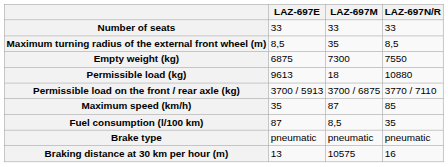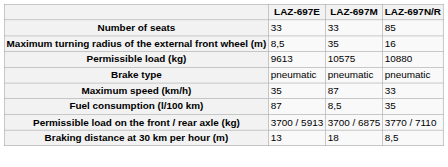(390, 28) 33 -> (390, 28) 85
(392, 43) 8,5 -> (390, 43) 16
- row: (136, 59)
(333, 75) 18 -> (342, 59) 10575
rows swapped: (136, 91) <-> (136, 138)
(390, 106) 85 -> (390, 91) 33
(342, 153) 10575 -> (333, 138) 18
(390, 153) 16 -> (392, 138) 8,5
